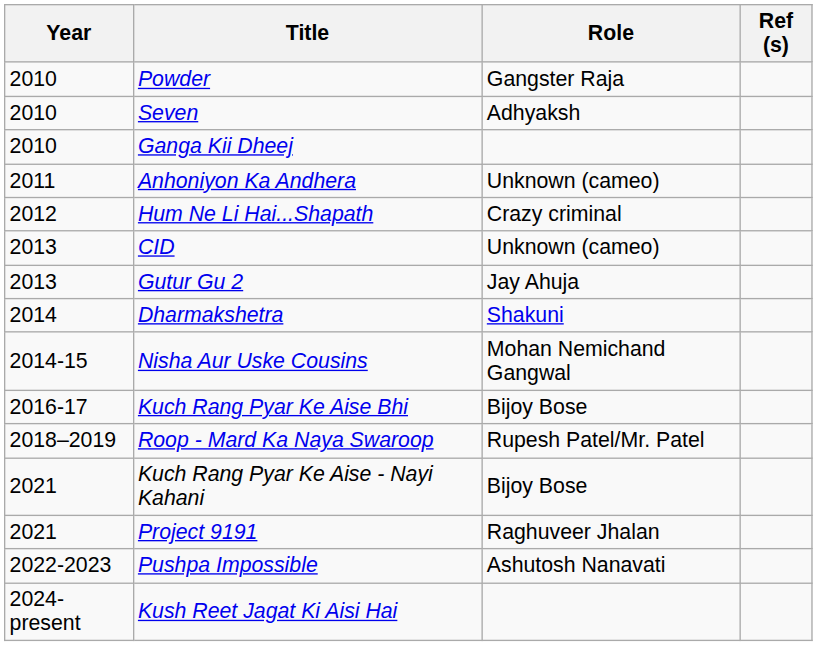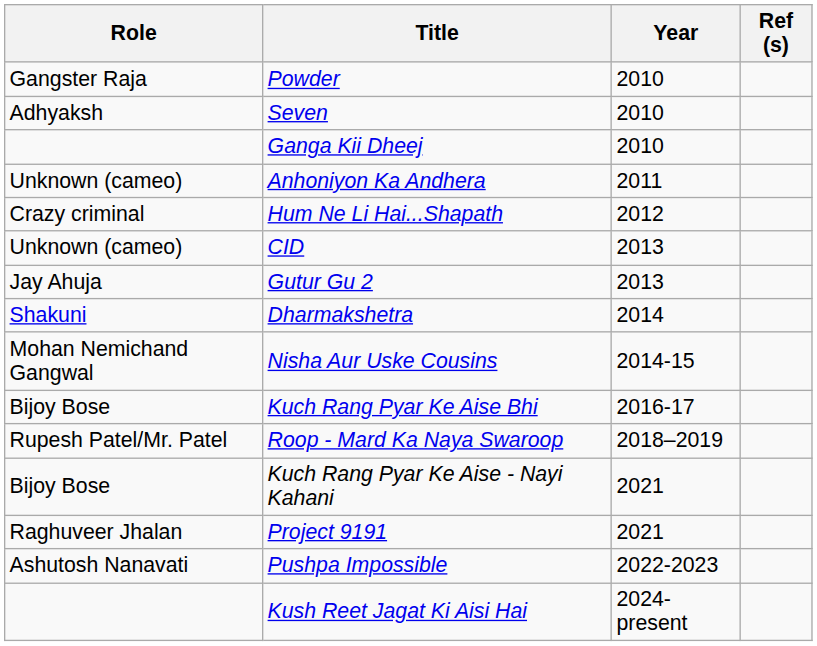columns swapped: (69, 33) <-> (611, 33)
